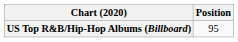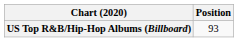(213, 28) 95 -> (213, 28) 93
